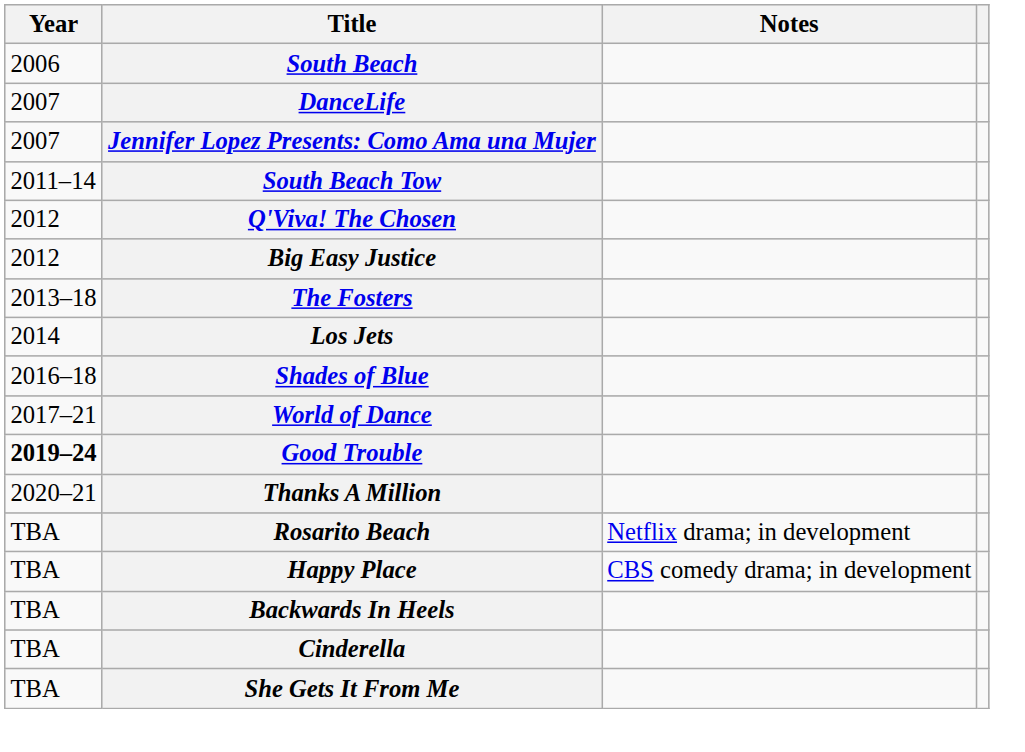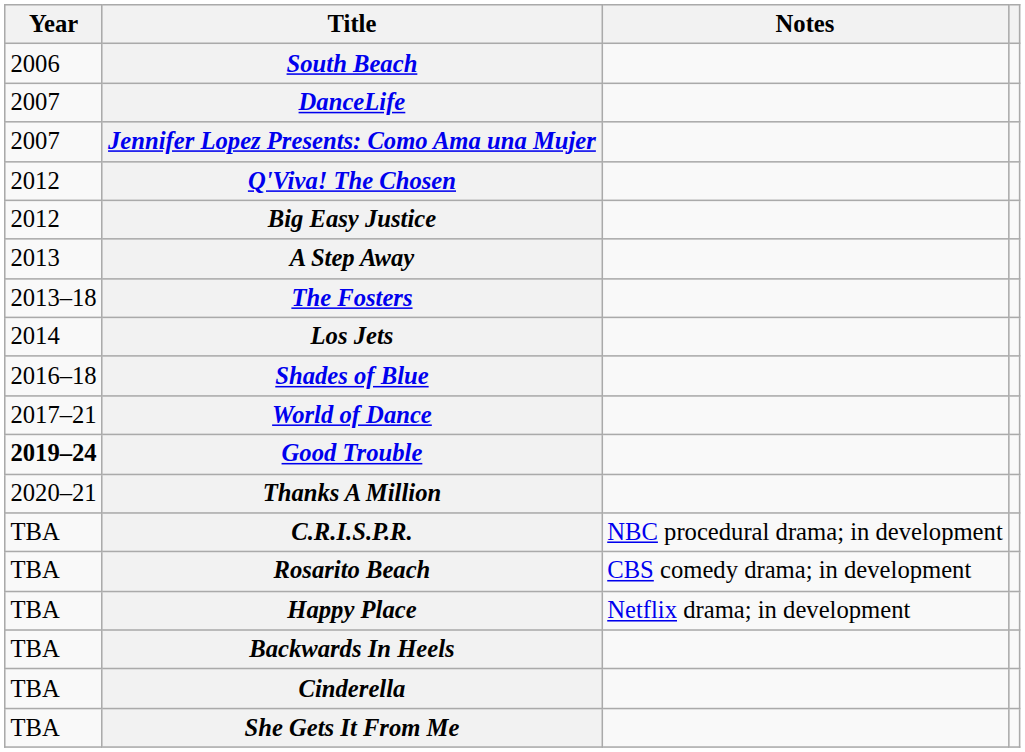- row: (352, 180)
+ row: (352, 258)
+ row: (352, 532)
(759, 532) Netflix drama; in development -> (789, 571) CBS comedy drama; in development
(789, 571) CBS comedy drama; in development -> (759, 610) Netflix drama; in development
